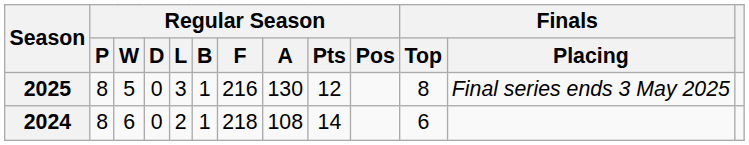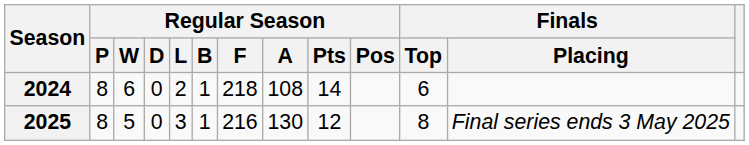rows swapped: (47, 122) <-> (47, 88)
